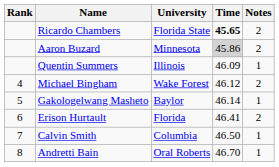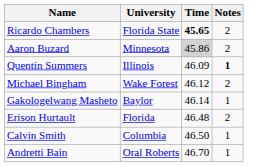- column: (20, 13)
(258, 65) normal -> (228, 65) bold
(228, 118) 46.41 -> (197, 118) 46.48
